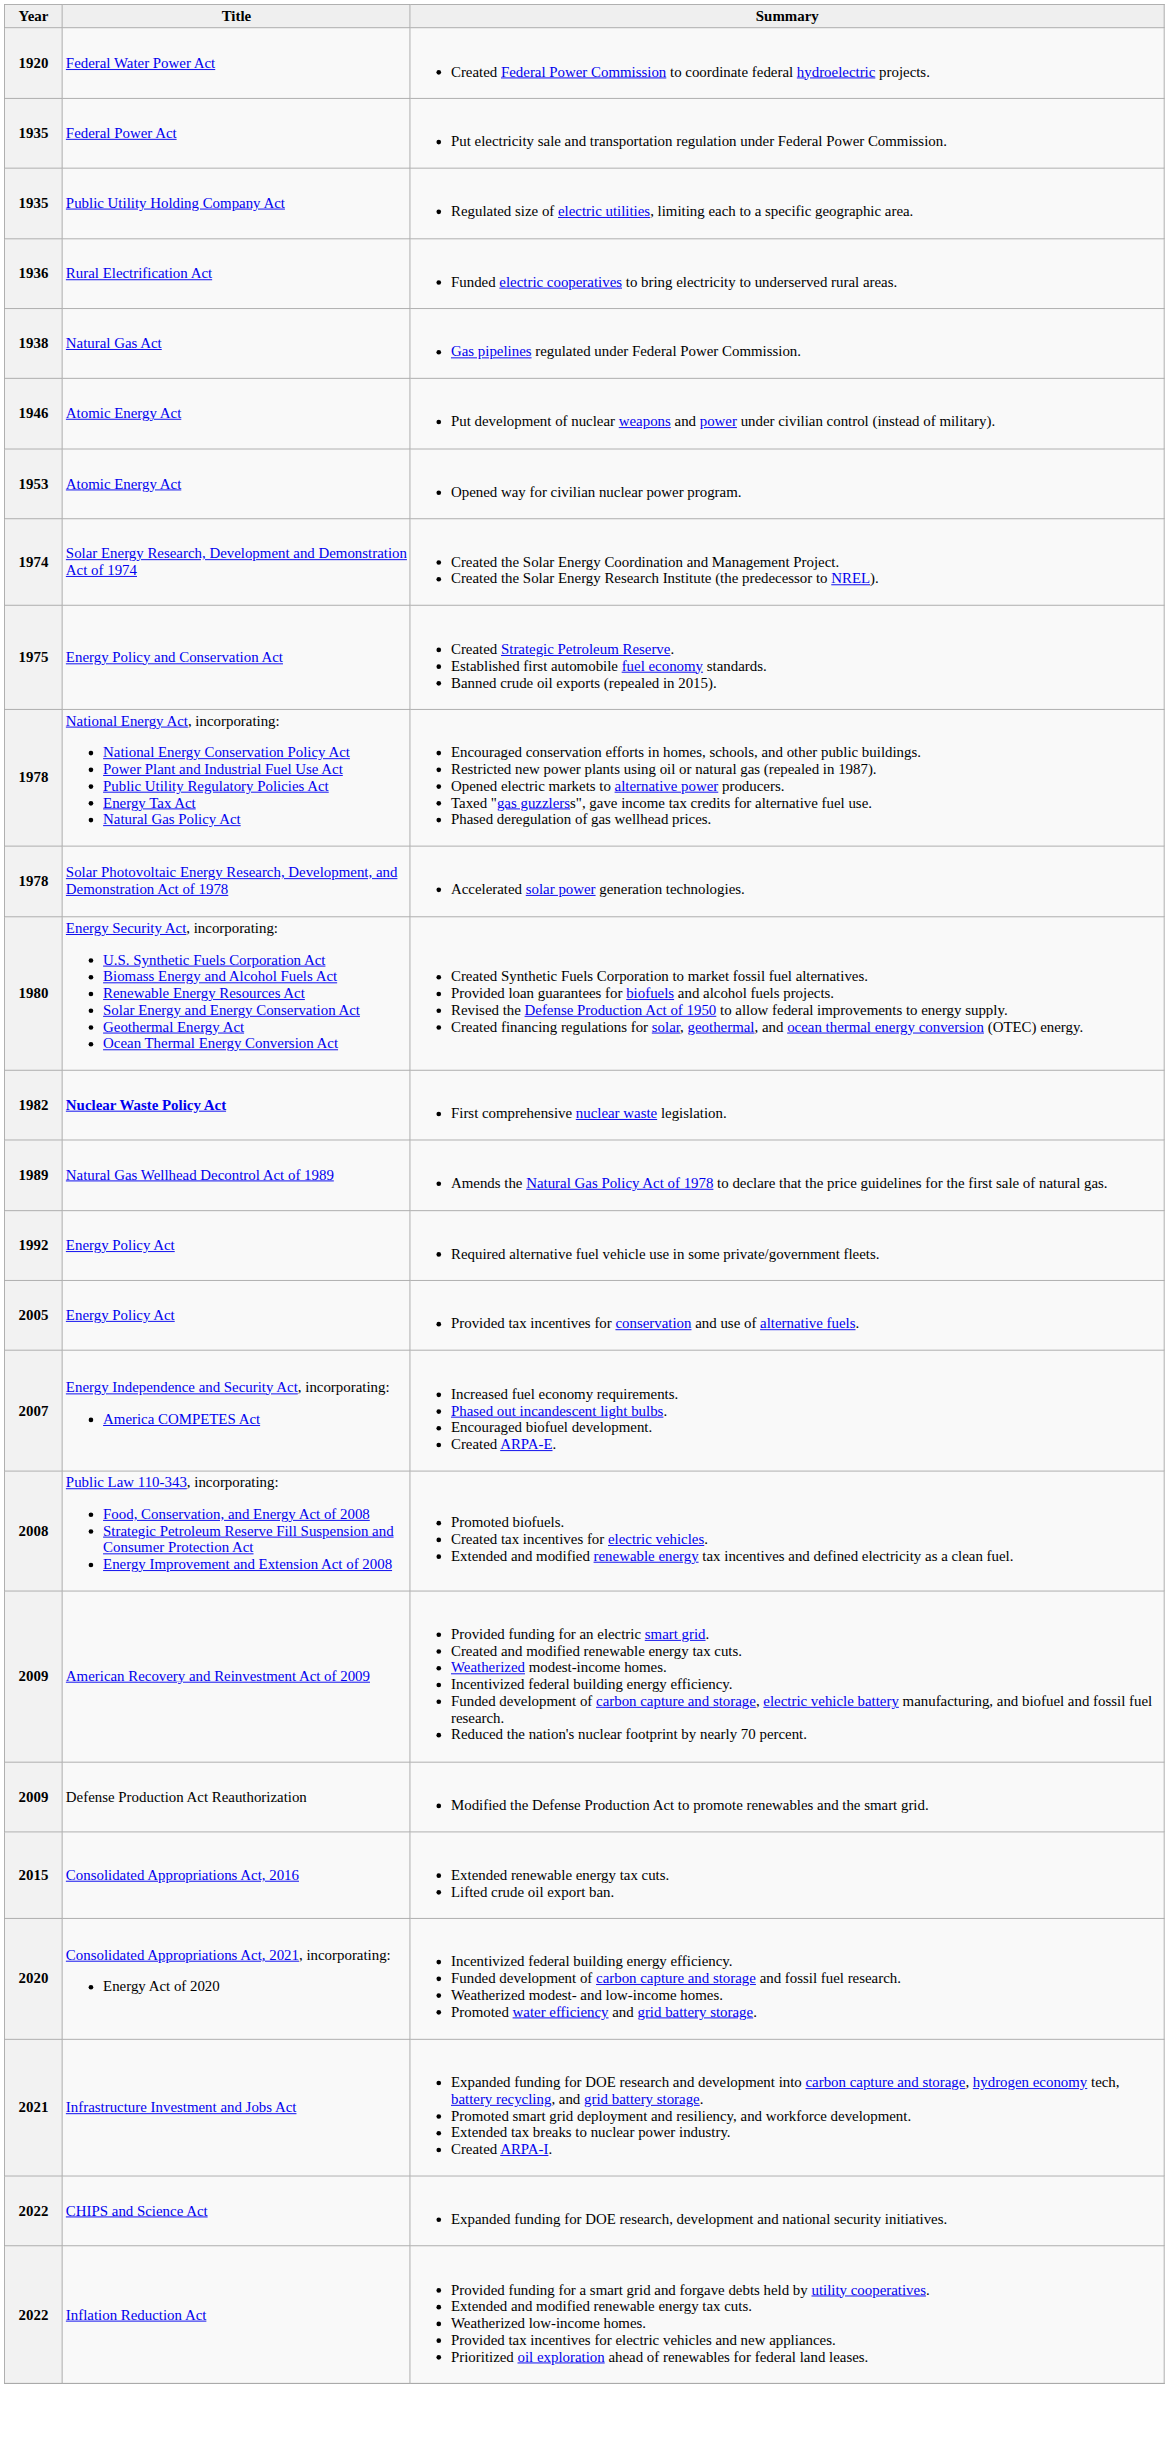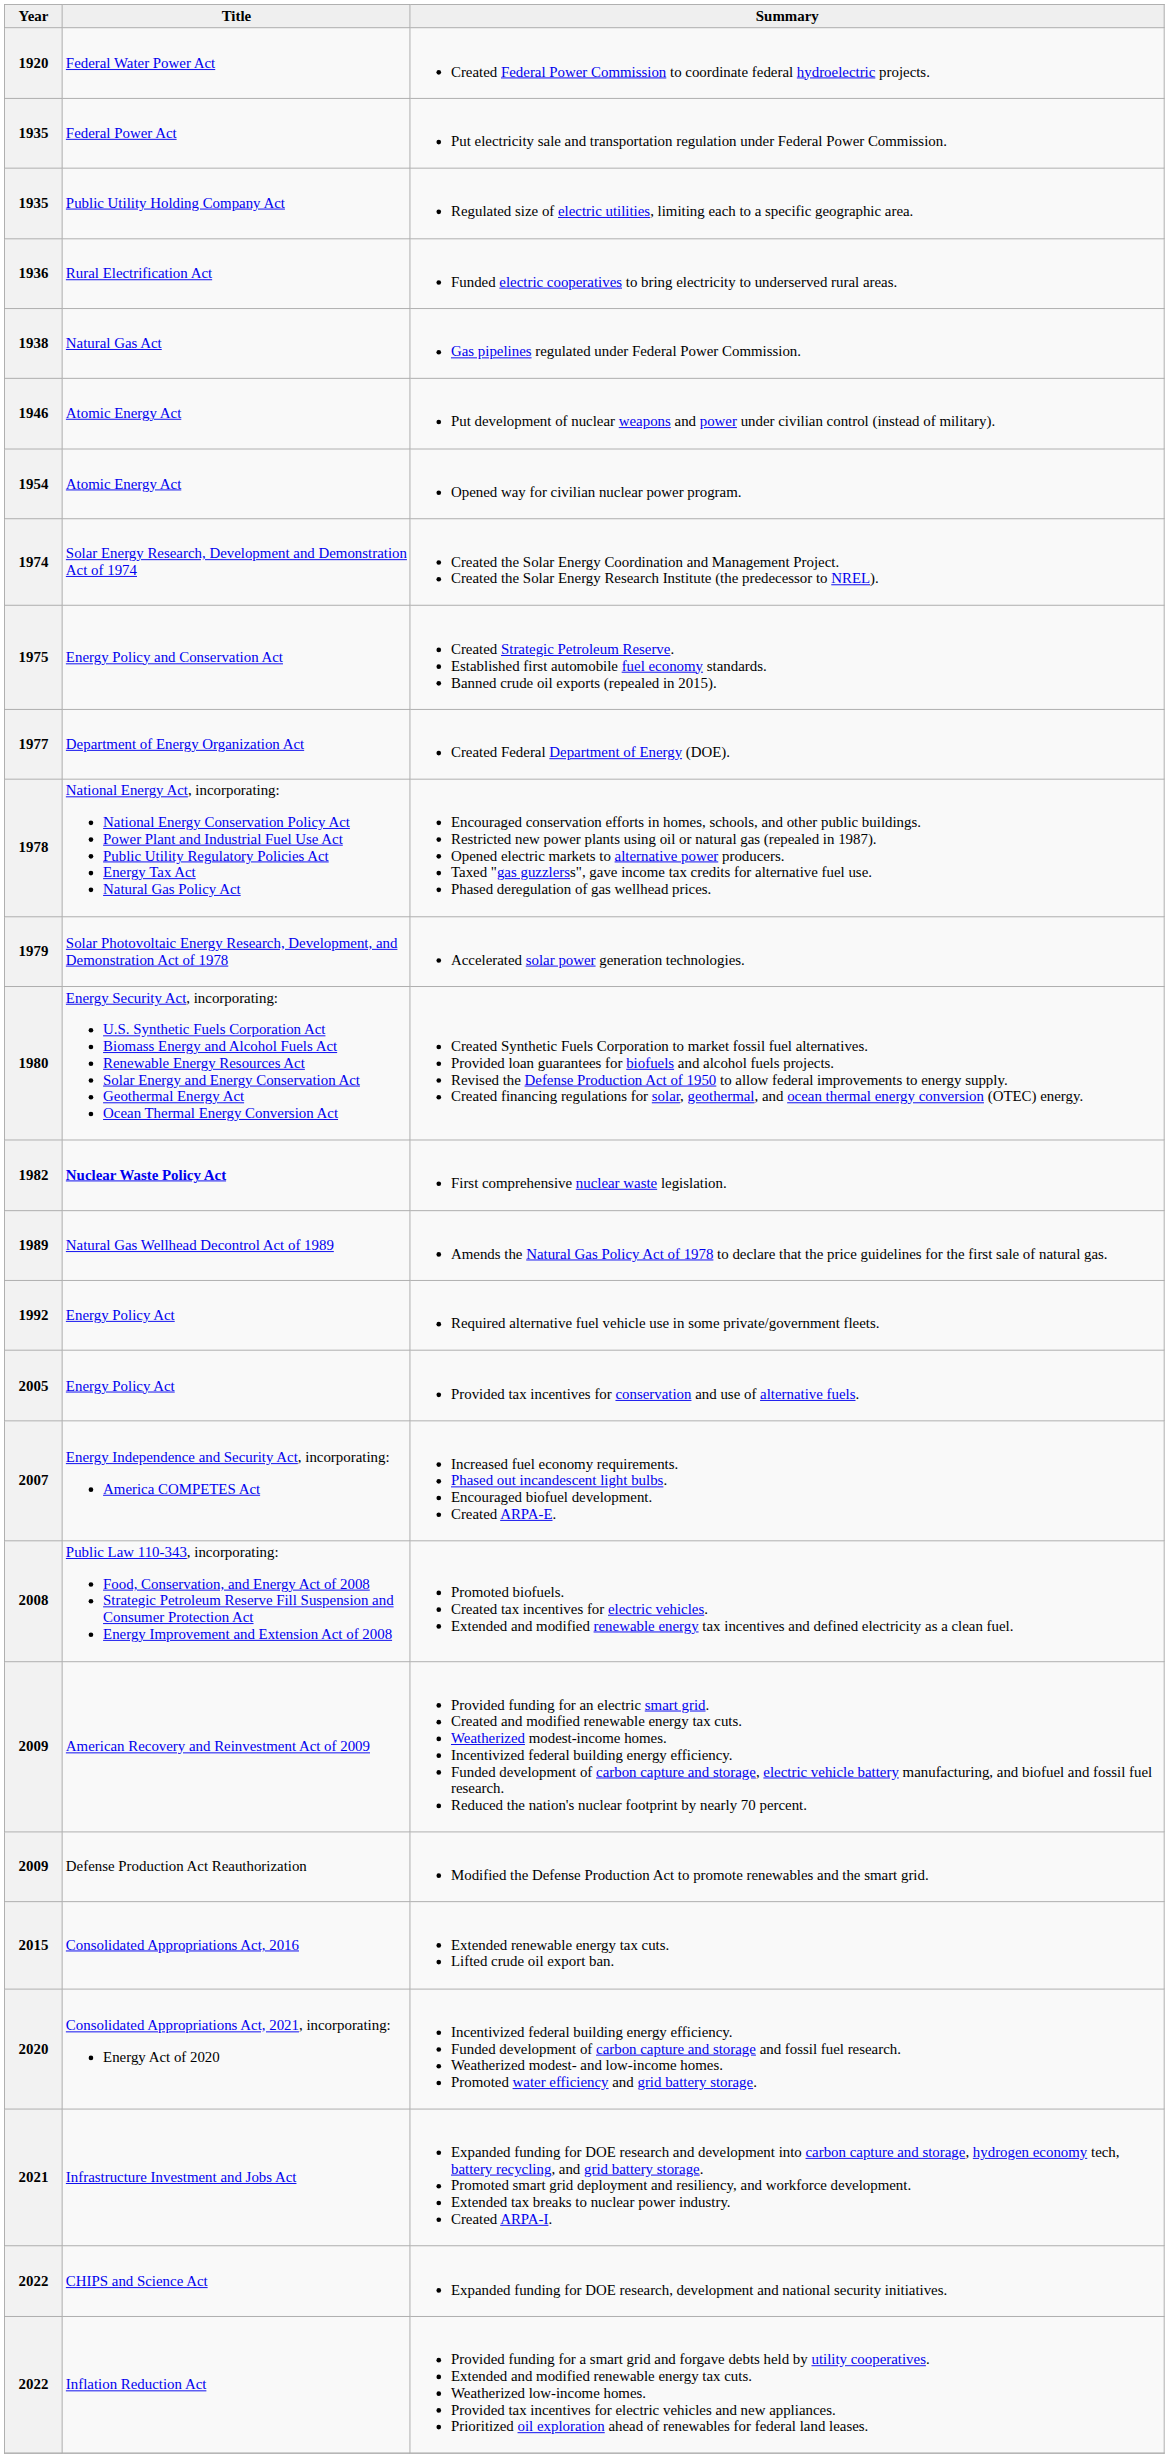(33, 483) 1953 -> (33, 483) 1954
+ row: (787, 753)
(33, 881) 1978 -> (33, 951) 1979
